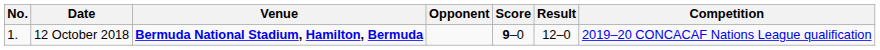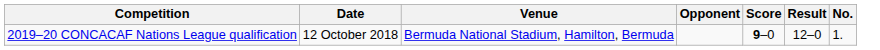columns swapped: (18, 14) <-> (727, 14)
(279, 34) bold -> (539, 34) normal
